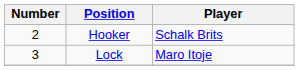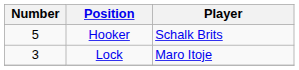(35, 34) 2 -> (35, 34) 5
